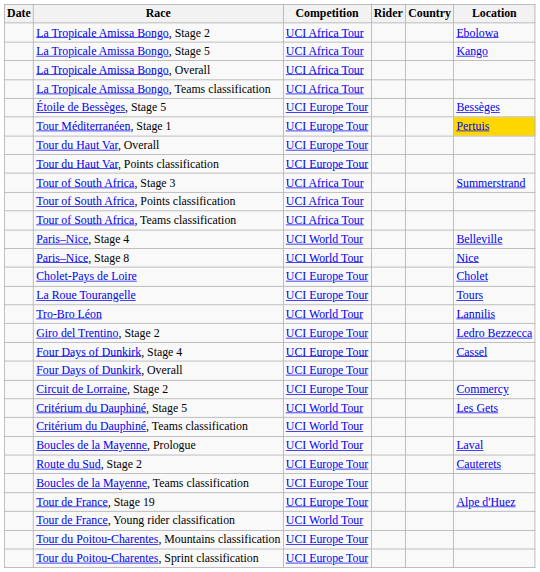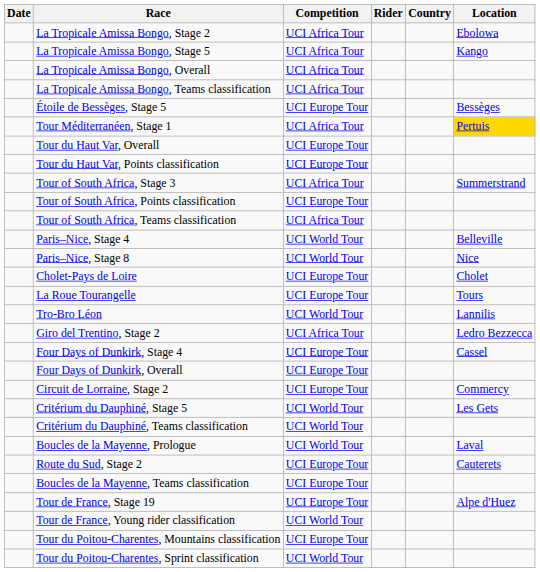(327, 126) UCI Europe Tour -> (325, 126) UCI Africa Tour
(325, 201) UCI Africa Tour -> (327, 201) UCI Europe Tour
(327, 333) UCI Europe Tour -> (325, 333) UCI Africa Tour
(327, 558) UCI Europe Tour -> (325, 558) UCI World Tour
